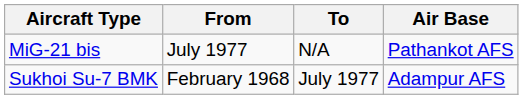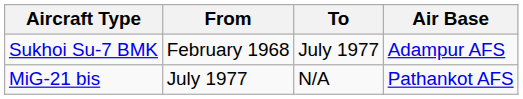rows swapped: (83, 79) <-> (55, 49)
